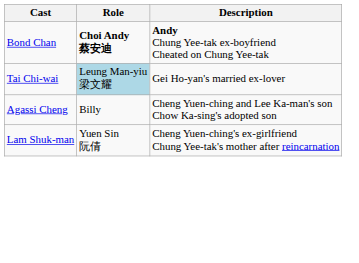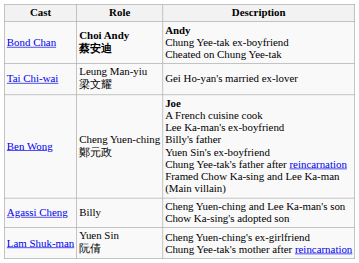(113, 78) lightblue background -> (113, 78) no background
+ row: (30, 146)
